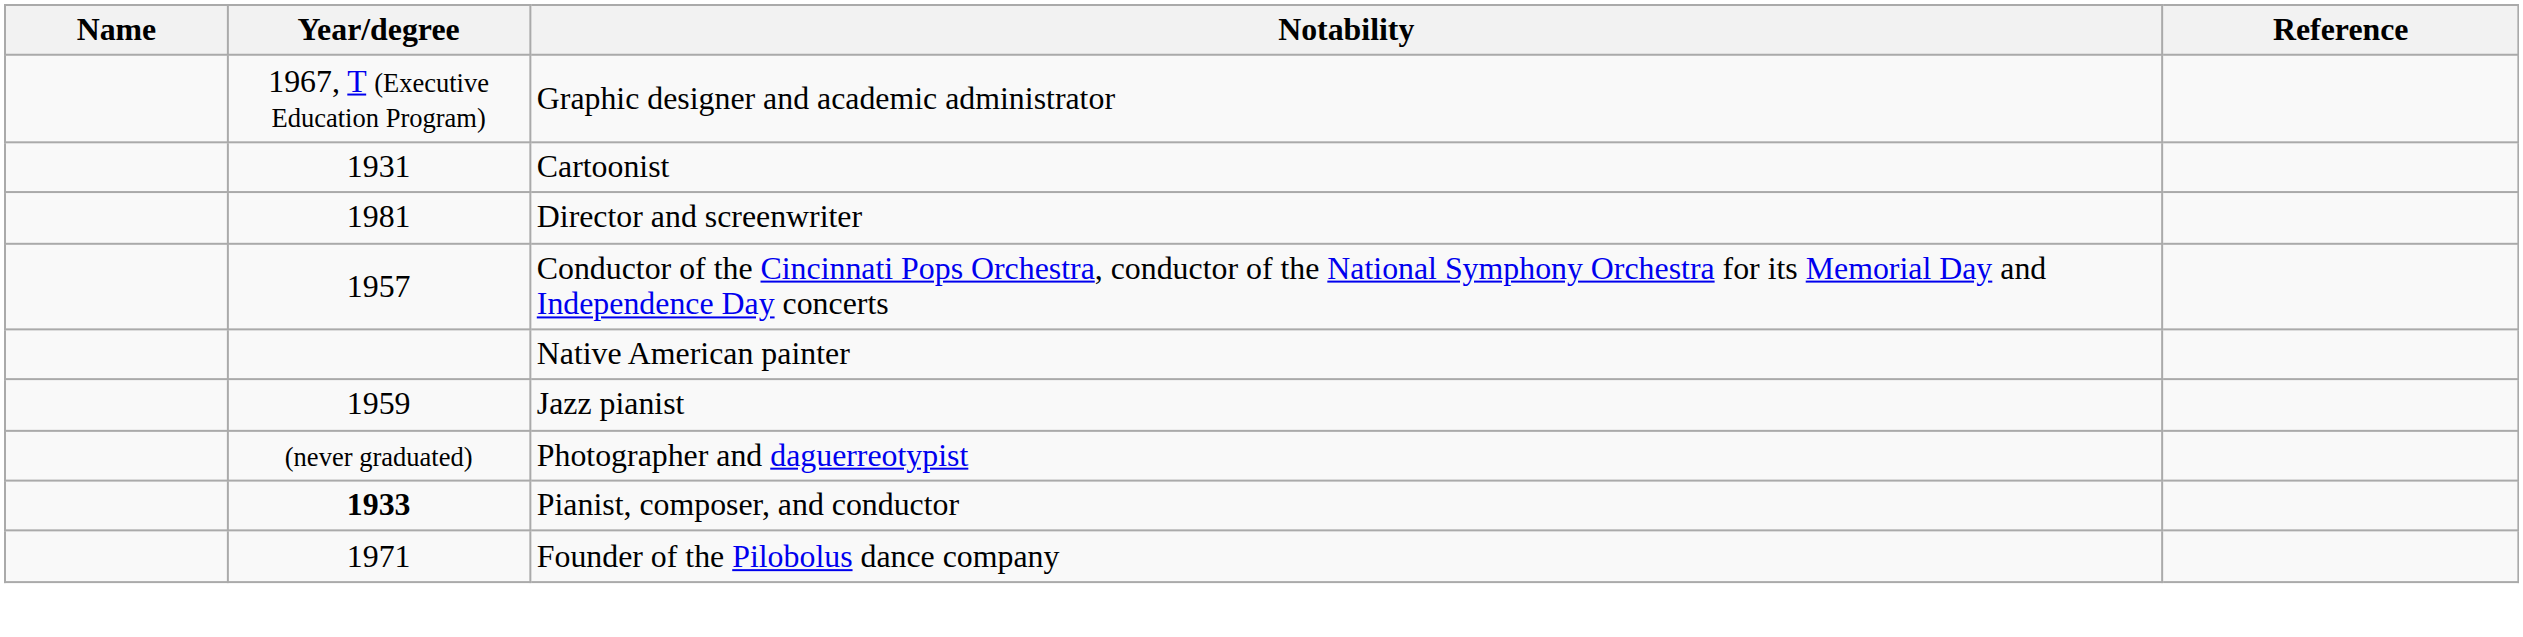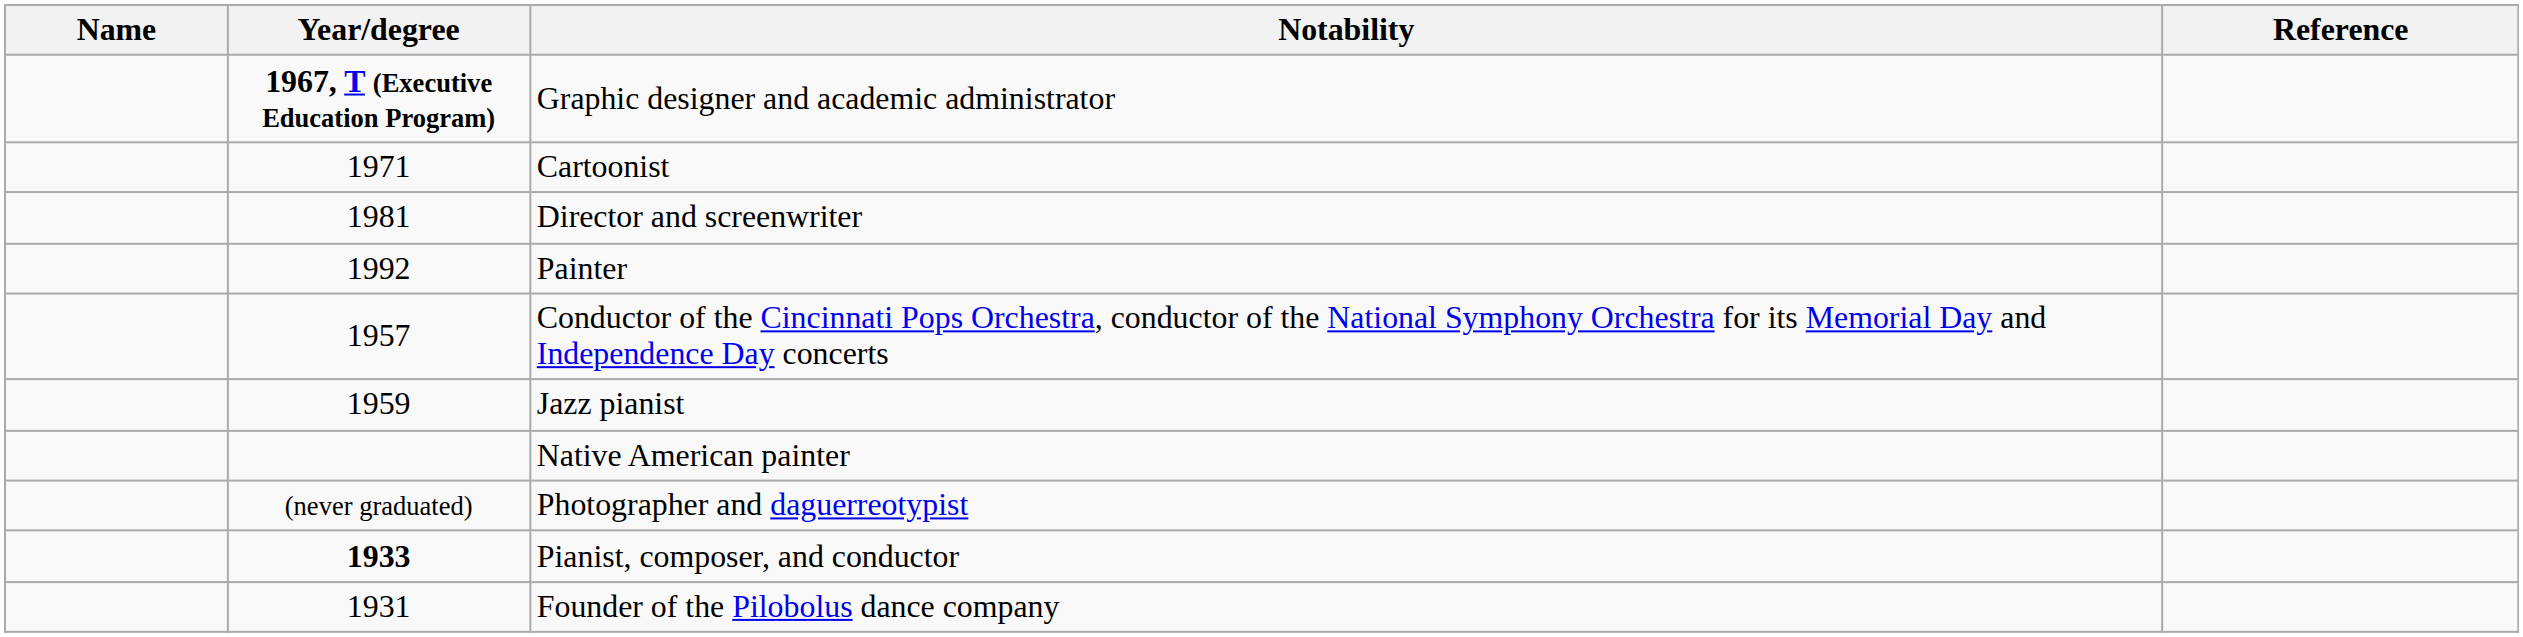(379, 98) normal -> (379, 98) bold
(379, 166) 1931 -> (379, 166) 1971
+ row: (582, 267)
rows swapped: (611, 404) <-> (693, 353)
(379, 555) 1971 -> (379, 606) 1931
